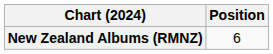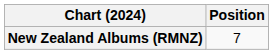(237, 37) 6 -> (237, 37) 7
